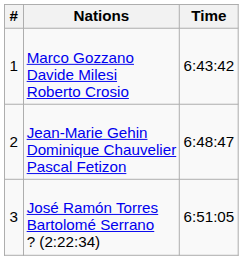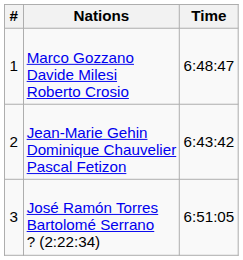(209, 66) 6:43:42 -> (209, 66) 6:48:47
(209, 141) 6:48:47 -> (209, 141) 6:43:42
